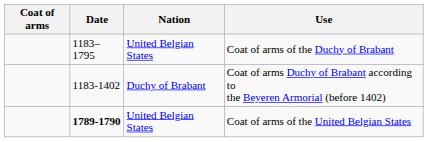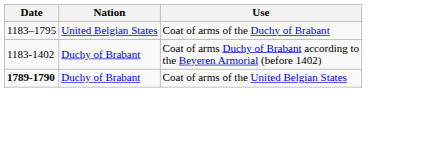- column: (37, 19)
(160, 121) United Belgian States -> (101, 78) Duchy of Brabant
